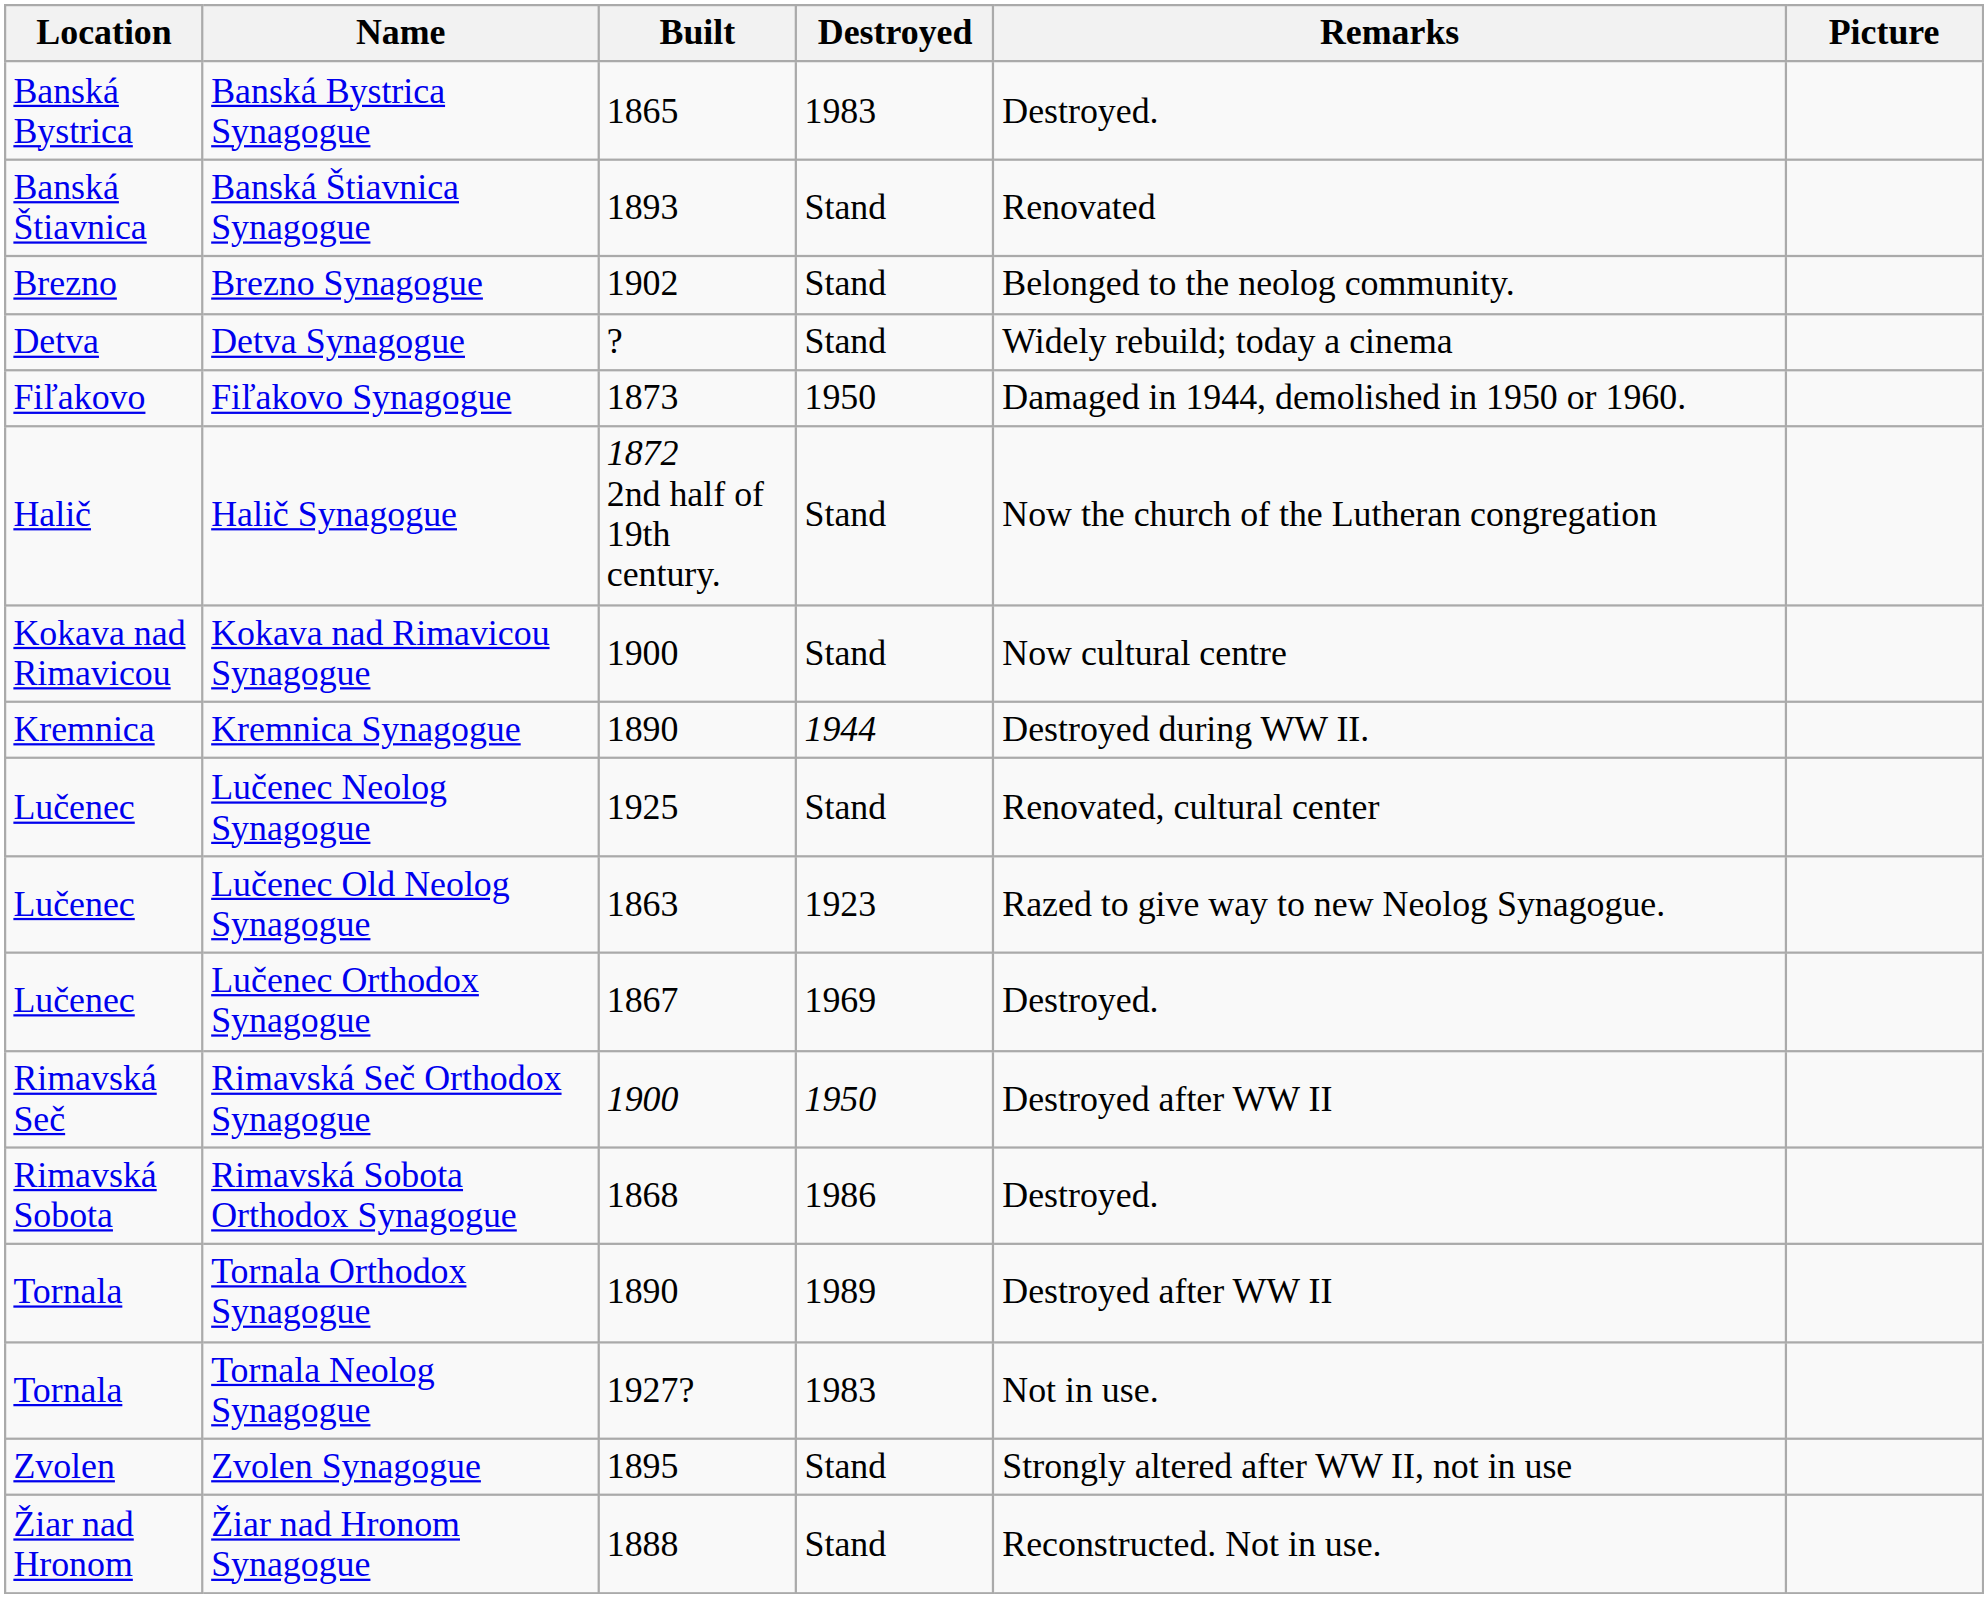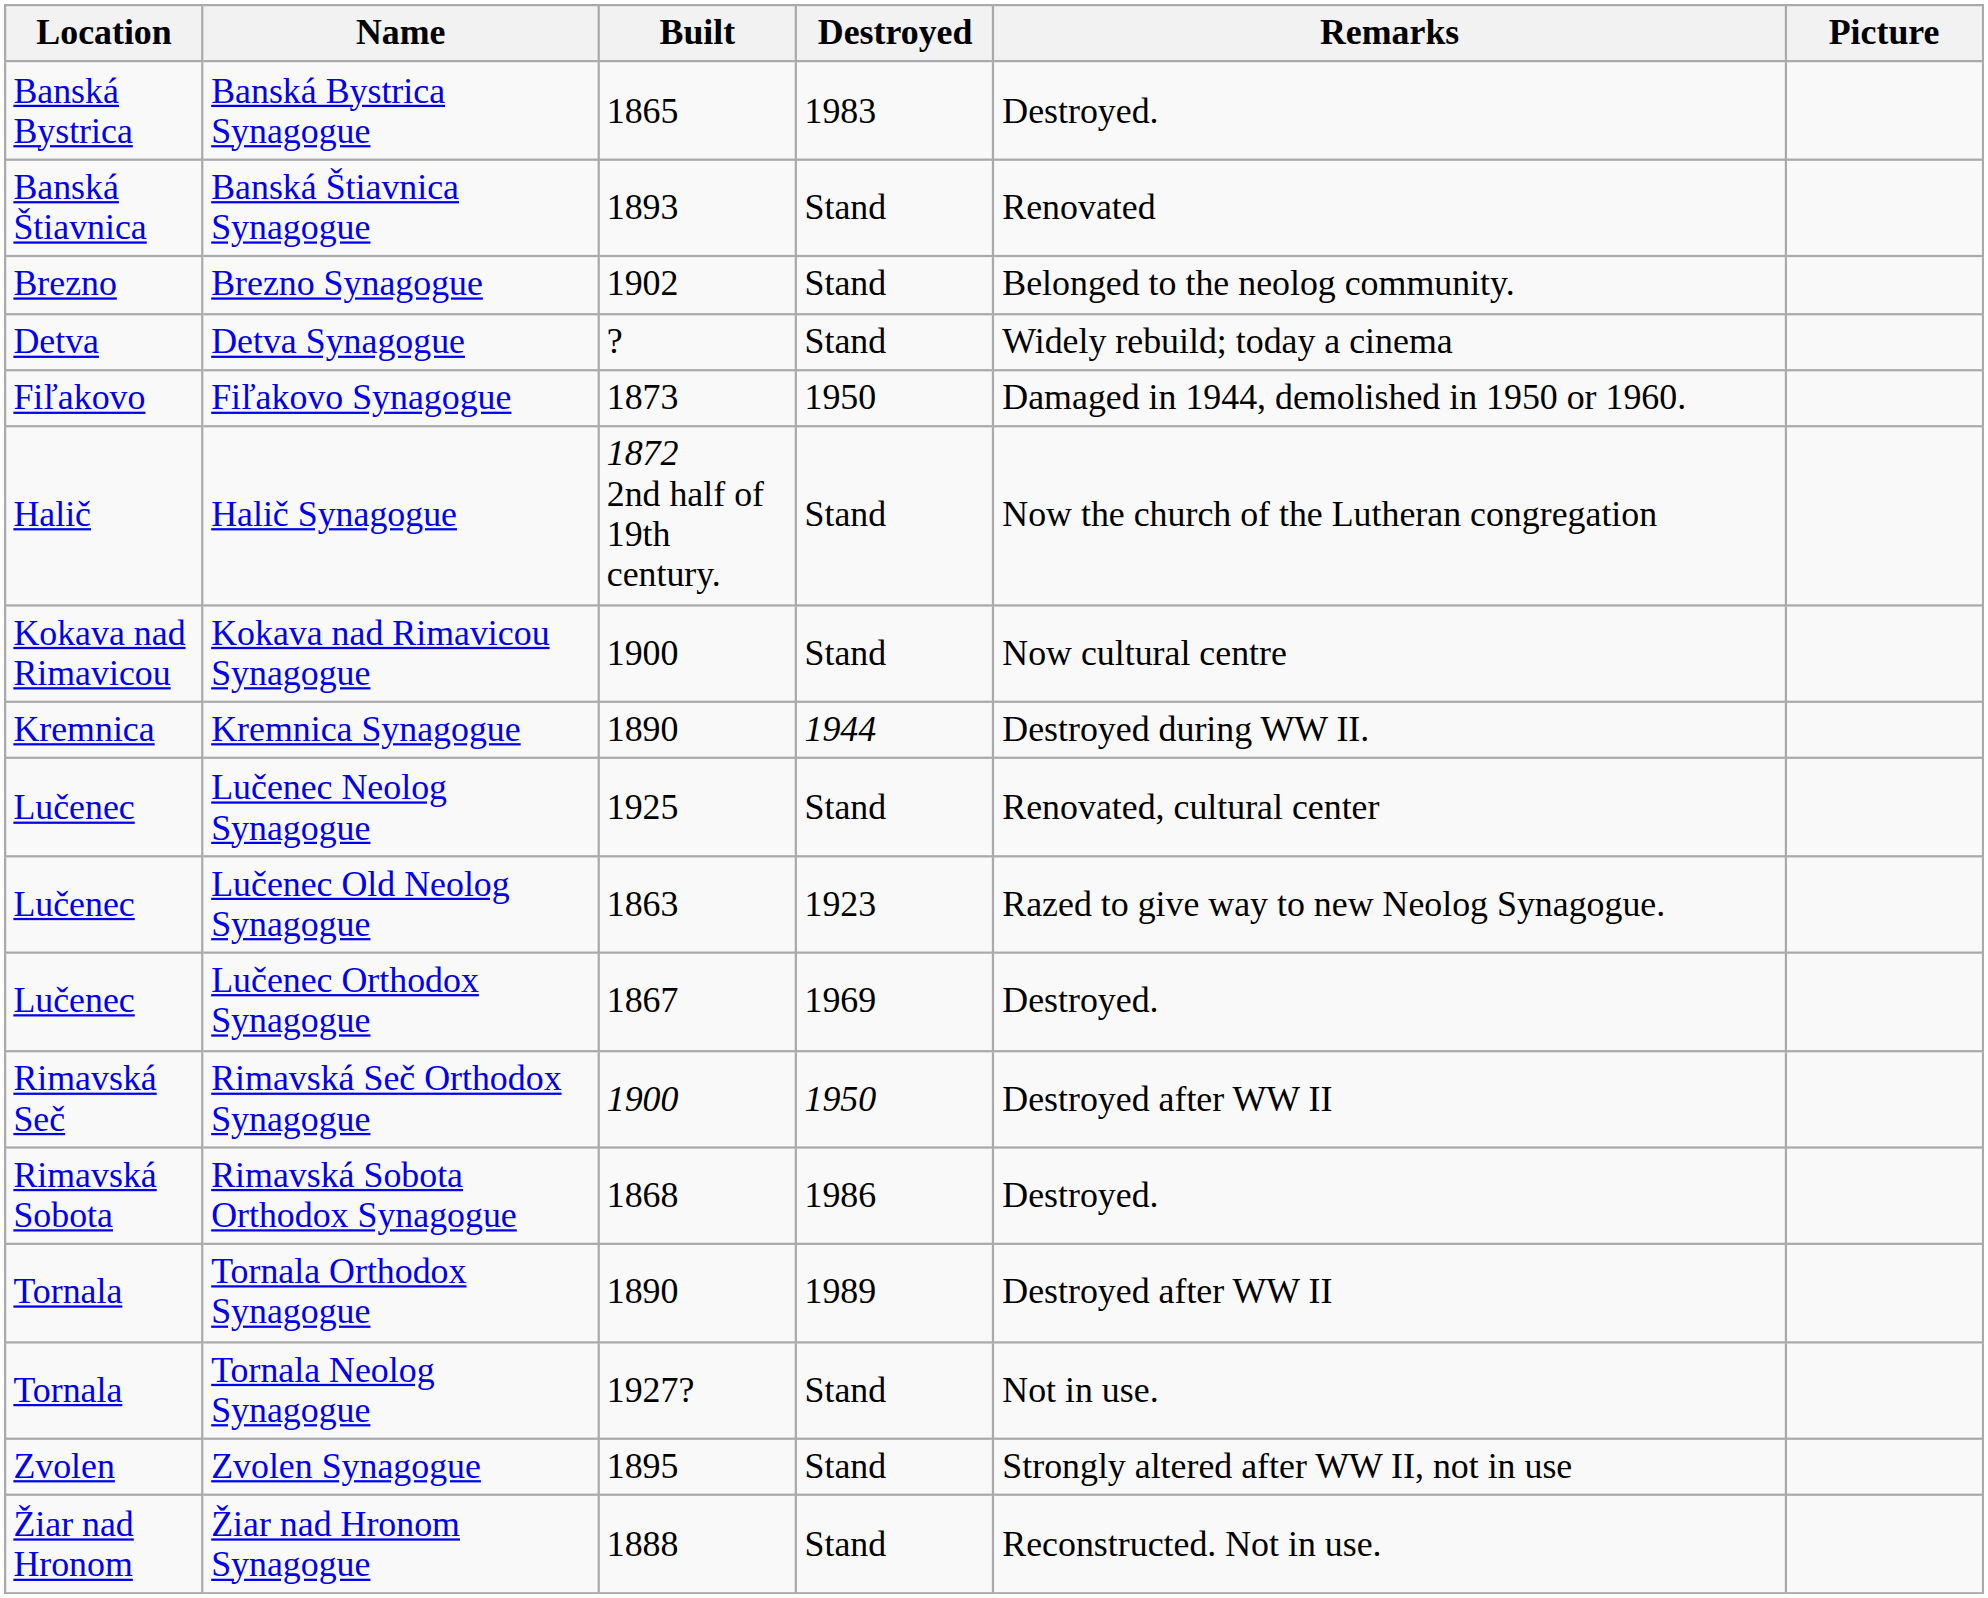(840, 1389) 1983 -> (845, 1389) Stand
